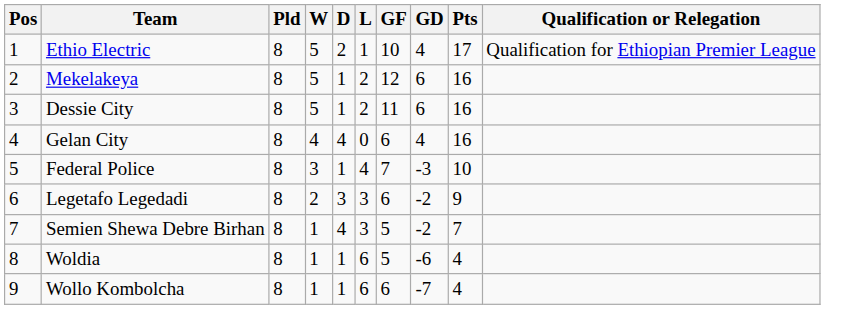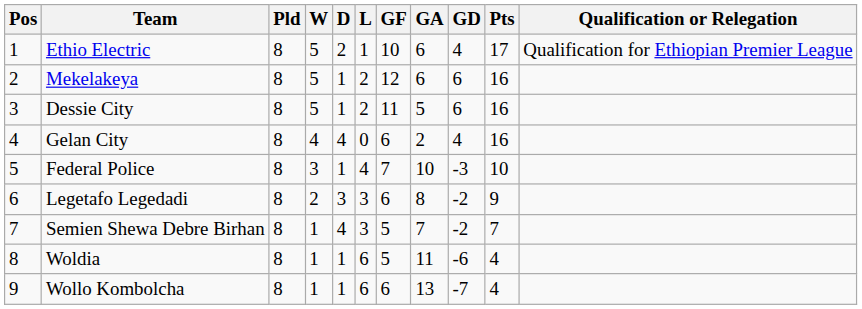+ column: (430, 19)
